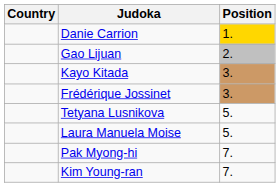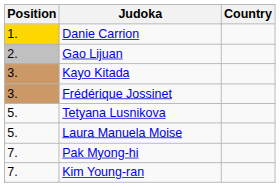columns swapped: (247, 14) <-> (31, 14)
